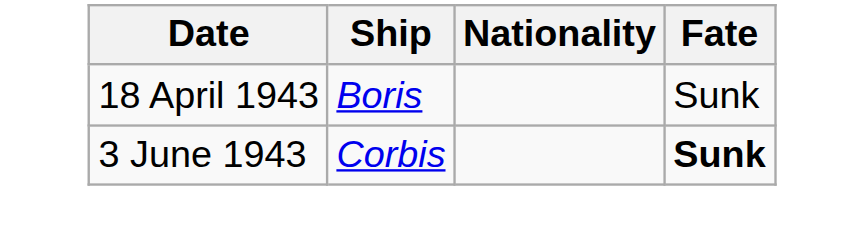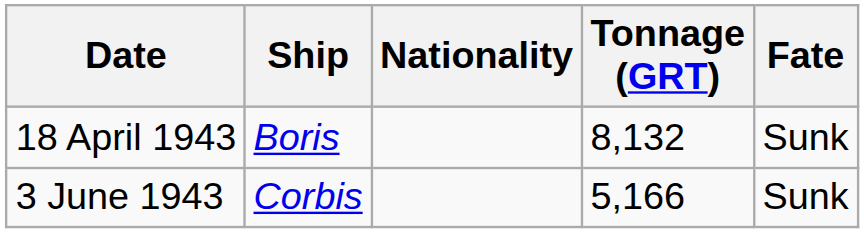+ column: (668, 55)
(720, 154) bold -> (805, 196) normal
